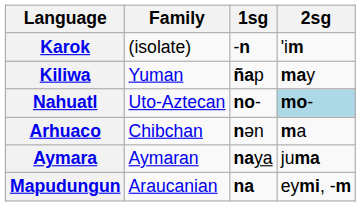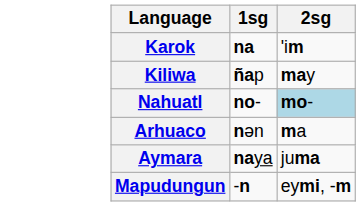- column: (177, 19)
(242, 46) -n -> (244, 46) na
(244, 186) na -> (242, 186) -n
